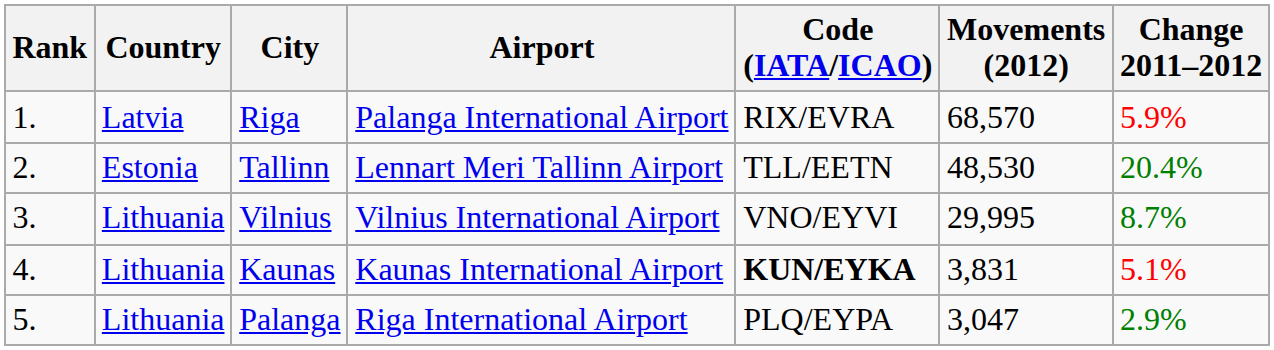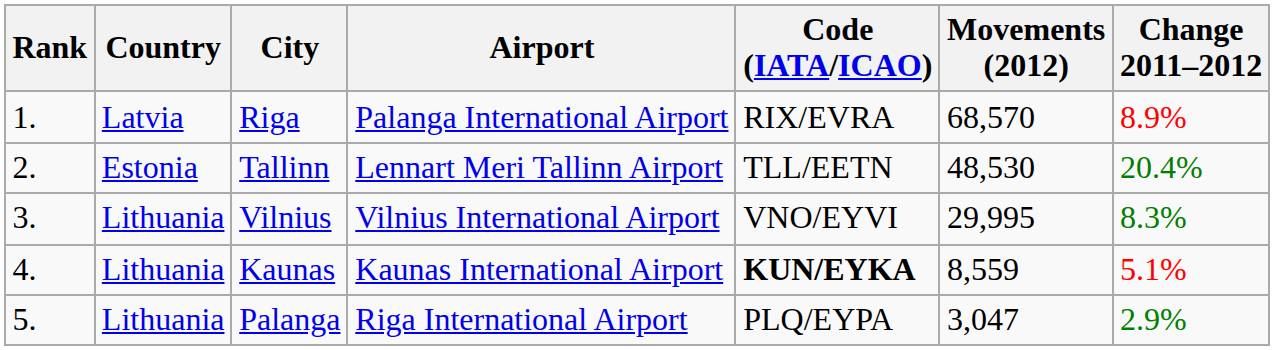(1153, 116) 5.9% -> (1153, 116) 8.9%
(1153, 218) 8.7% -> (1153, 218) 8.3%
(983, 268) 3,831 -> (983, 268) 8,559
